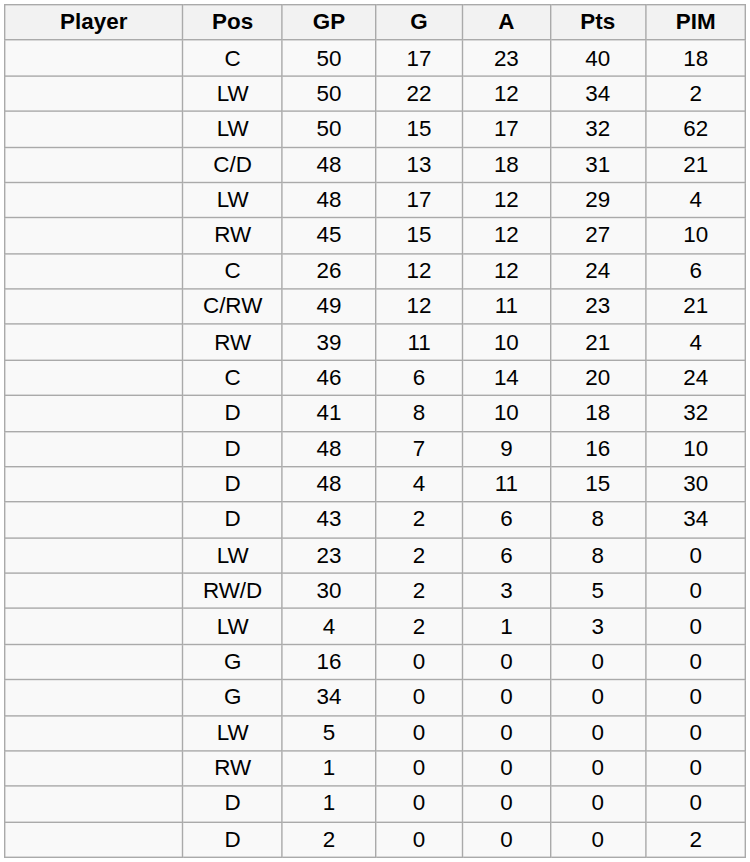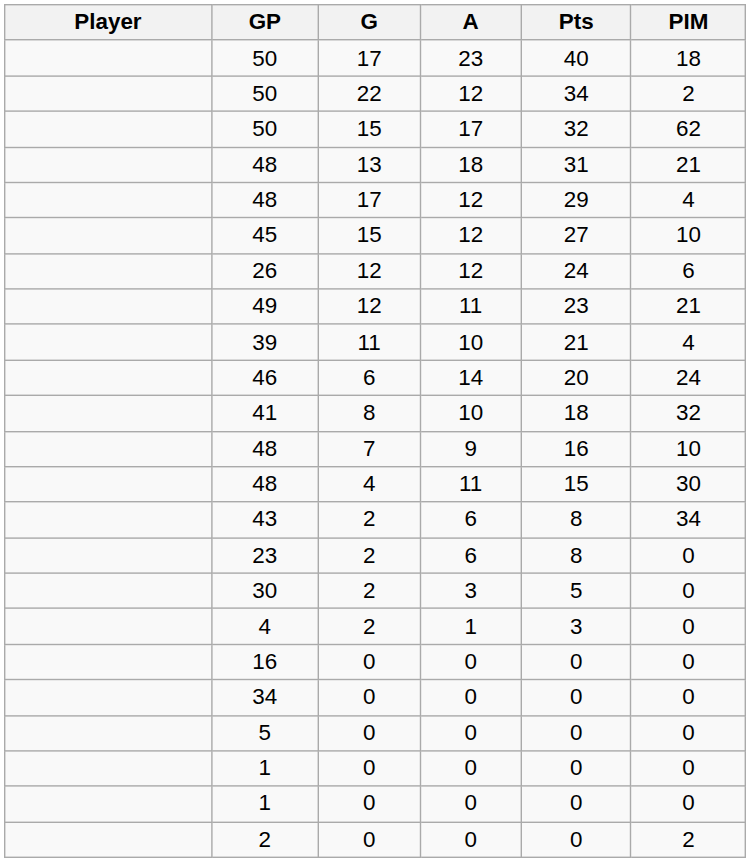- column: (233, 22)
